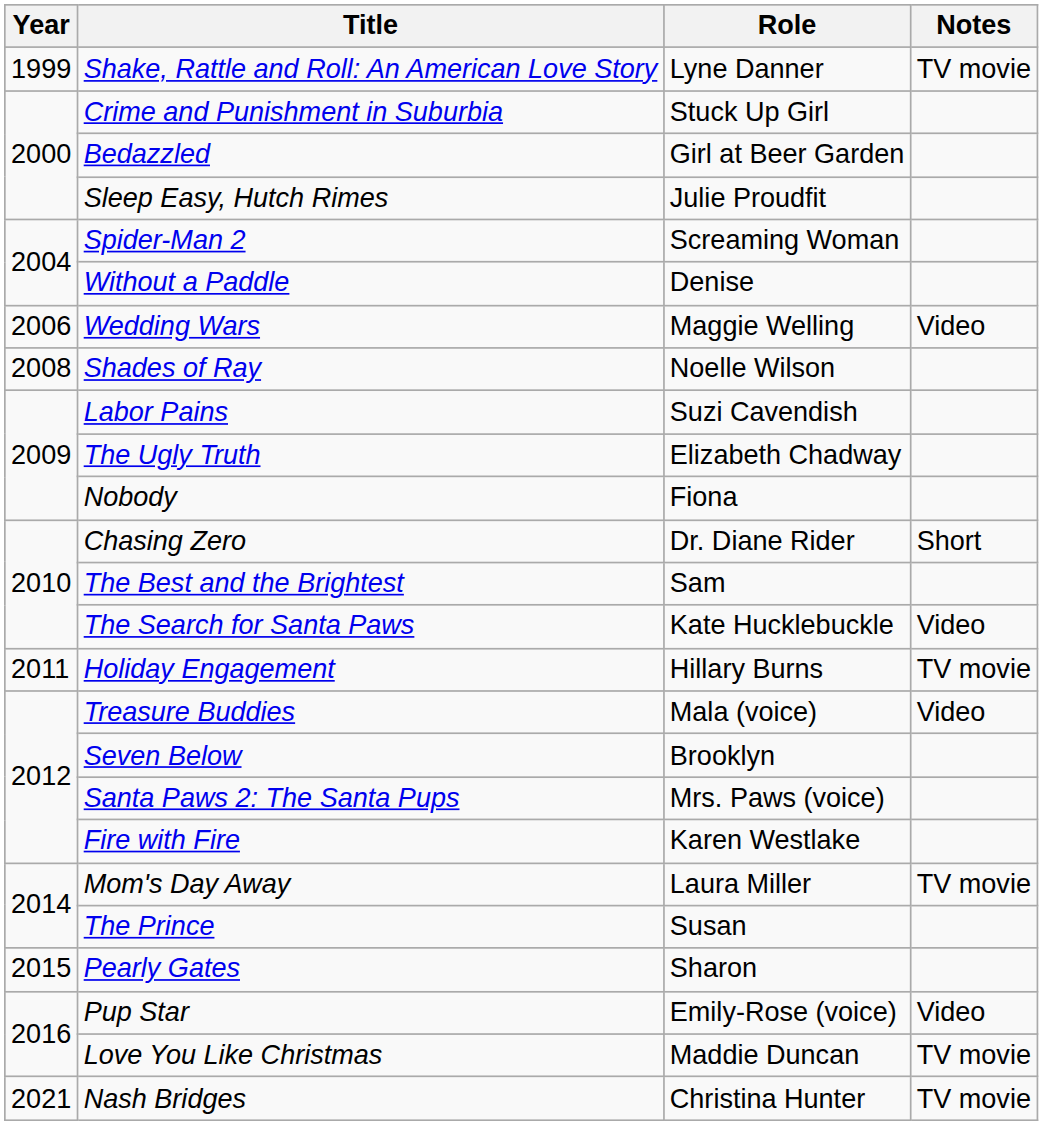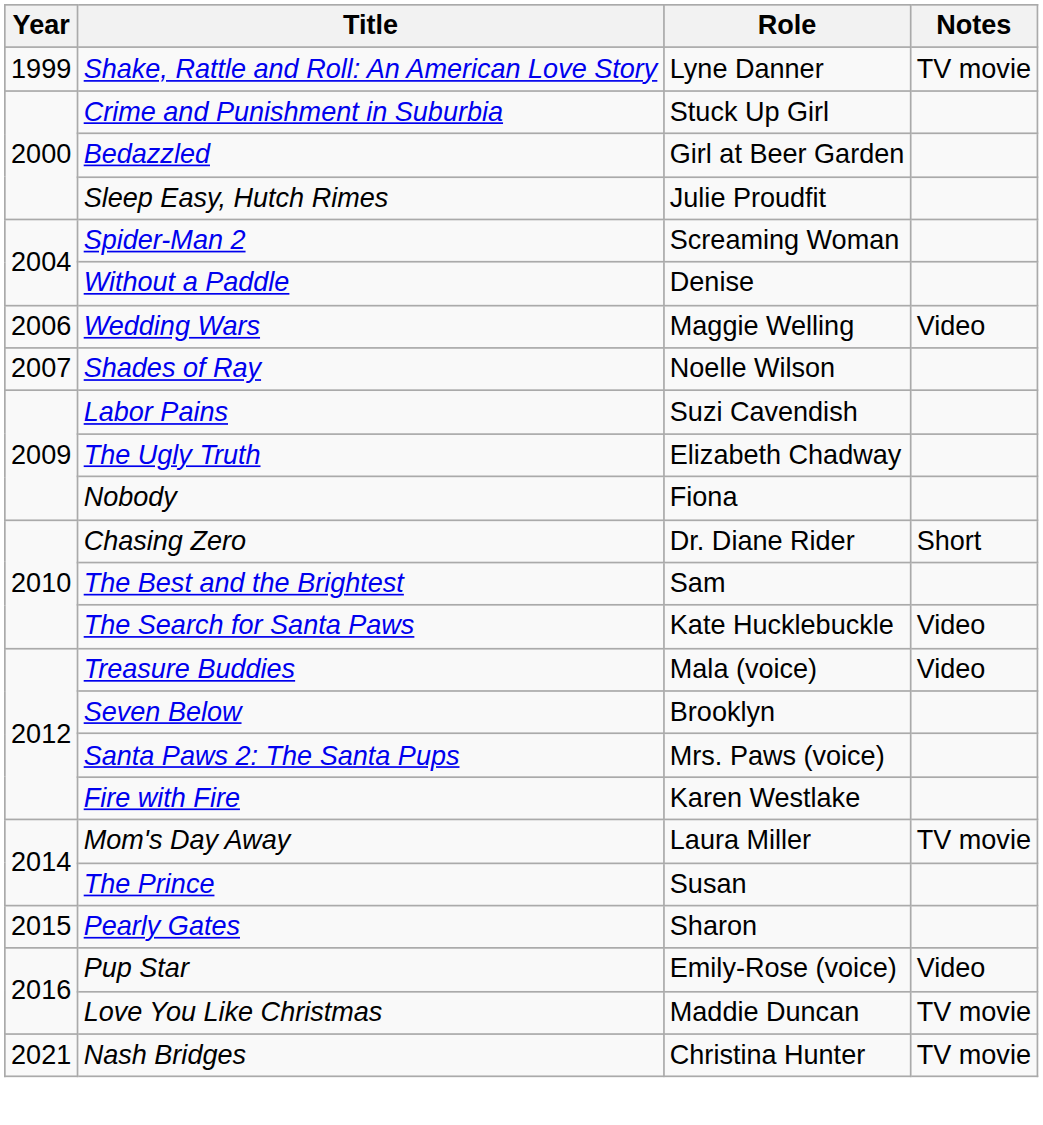(41, 369) 2008 -> (41, 369) 2007
- row: (209, 669)
